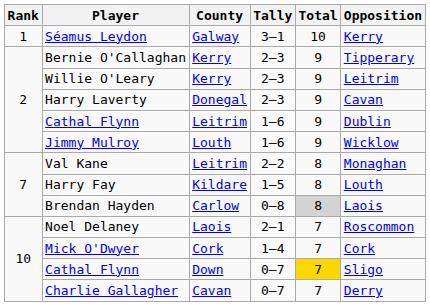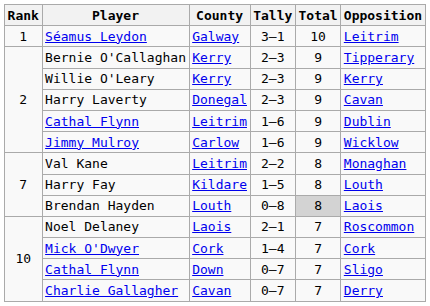(363, 36) Kerry -> (371, 36) Leitrim
(371, 79) Leitrim -> (363, 79) Kerry
(212, 142) Louth -> (216, 142) Carlow
(216, 206) Carlow -> (212, 206) Louth
(318, 269) gold background -> (318, 269) no background
